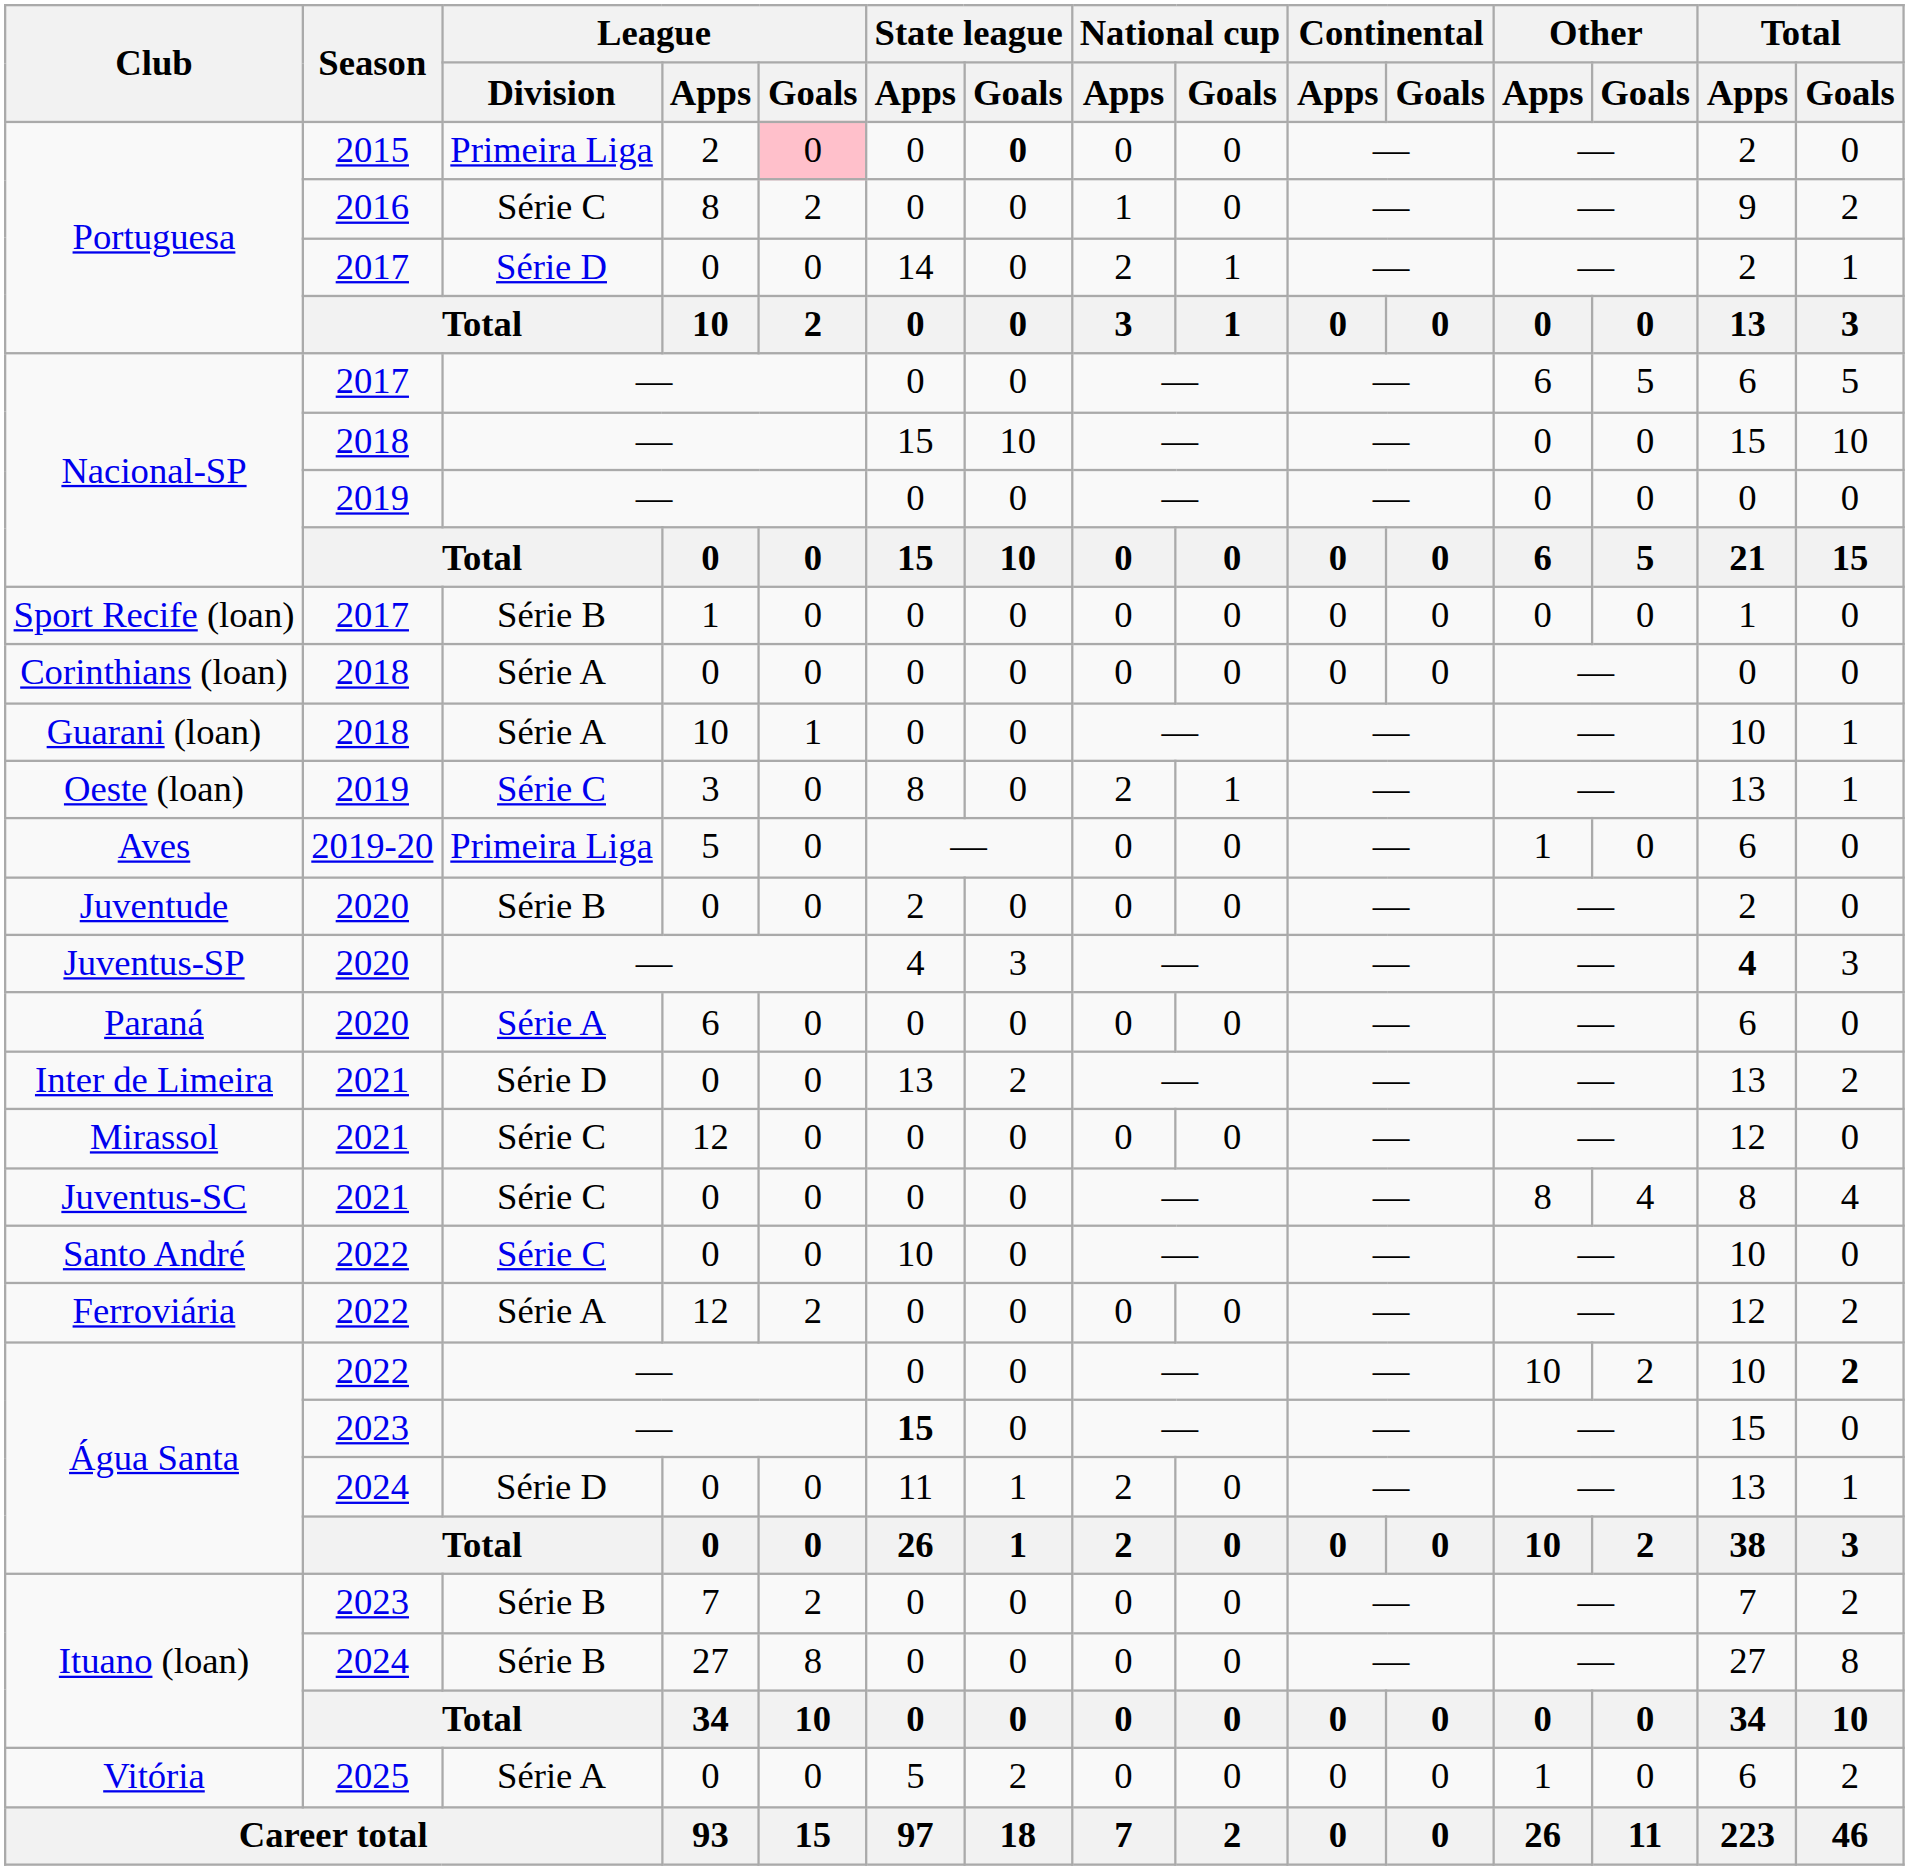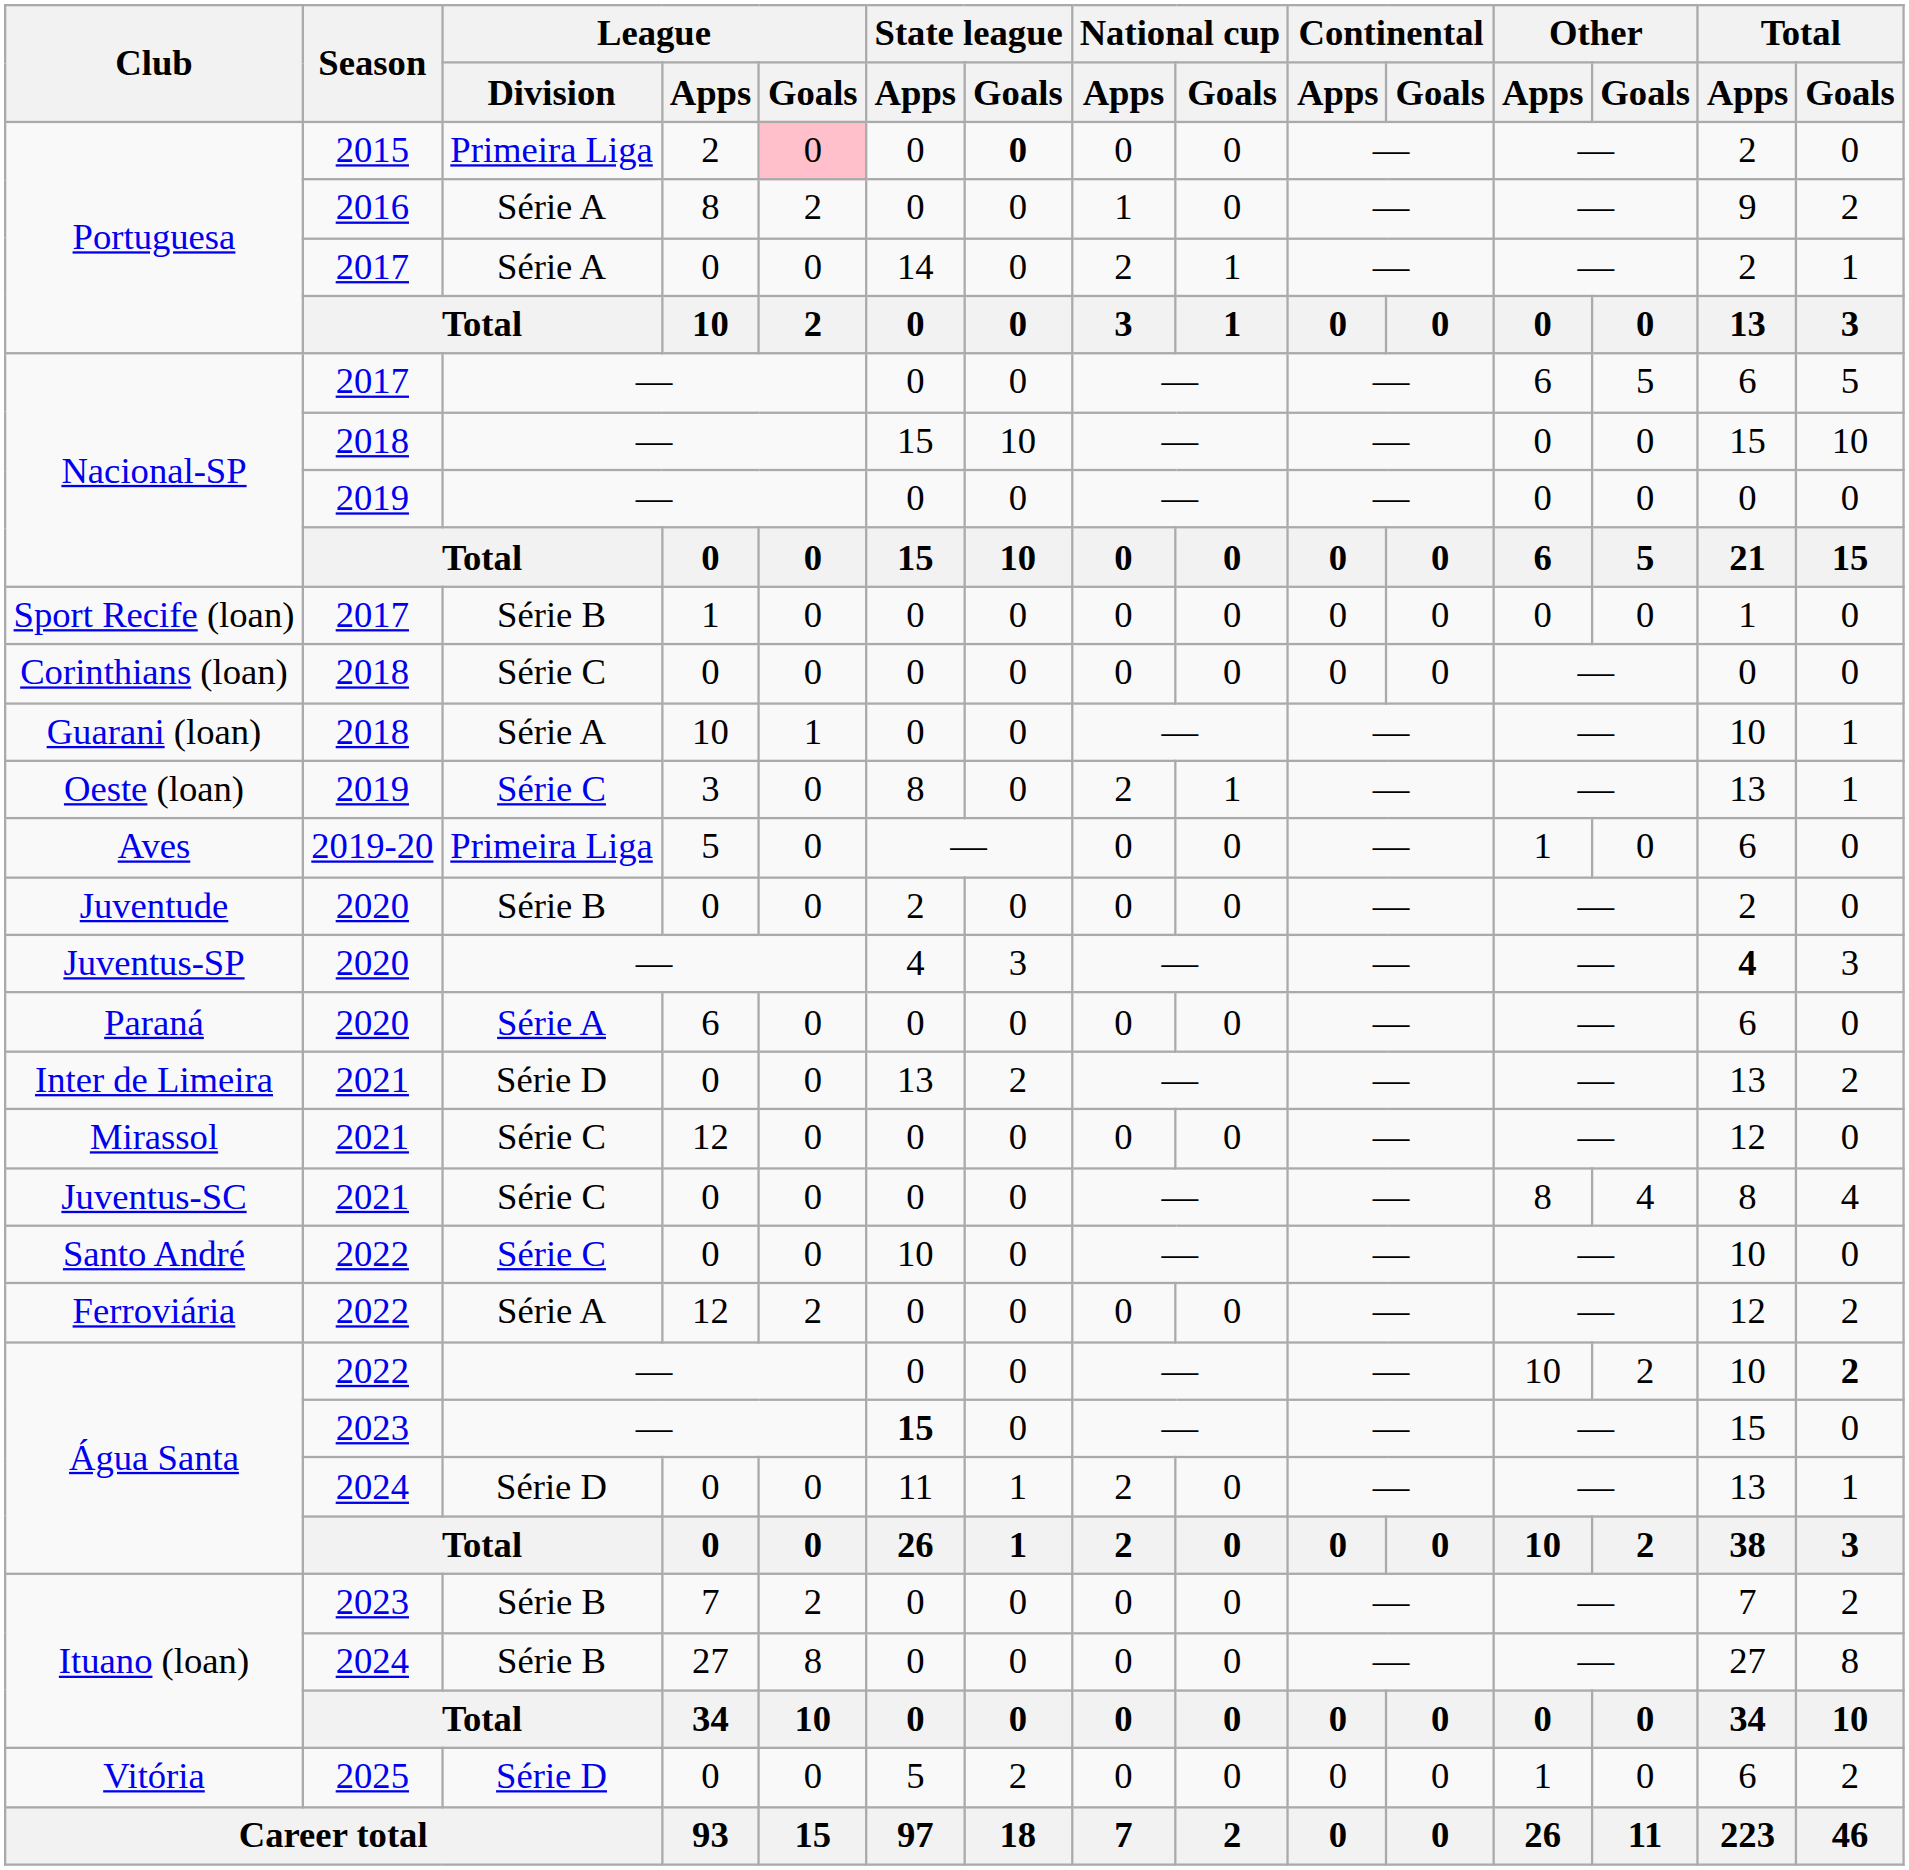(552, 207) Série C -> (552, 207) Série A
(552, 265) Série D -> (552, 265) Série A
(552, 672) Série A -> (552, 672) Série C
(552, 1776) Série A -> (552, 1776) Série D
